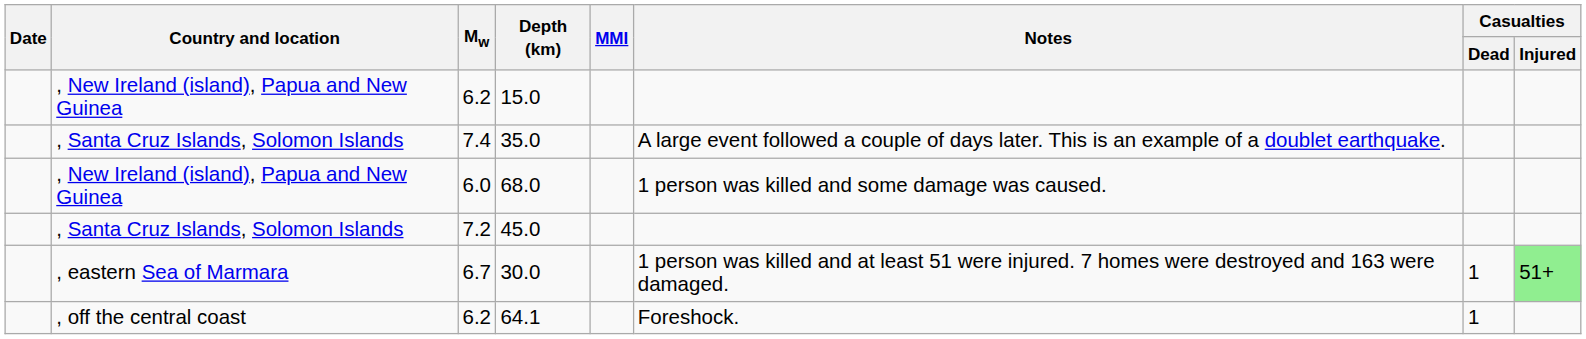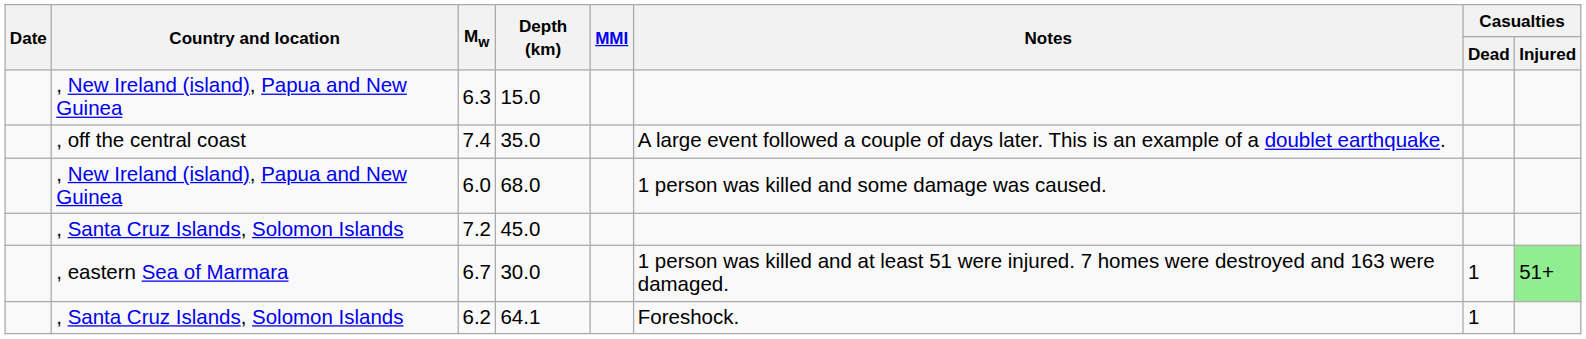(477, 97) 6.2 -> (477, 97) 6.3
(230, 141) , Santa Cruz Islands, Solomon Islands -> (151, 141) , off the central coast
(151, 317) , off the central coast -> (230, 317) , Santa Cruz Islands, Solomon Islands
